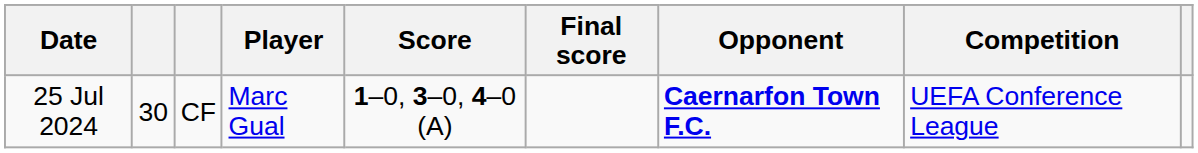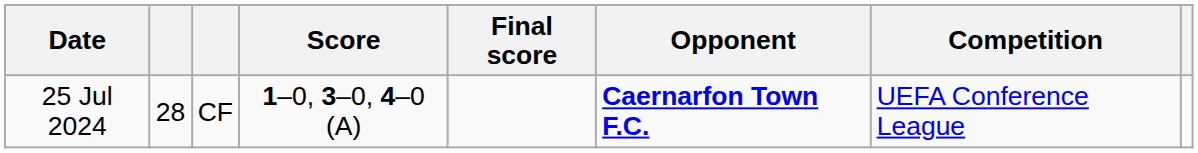- column: (284, 40)
(153, 111) 30 -> (170, 111) 28
